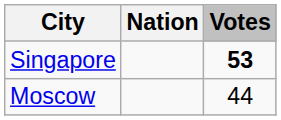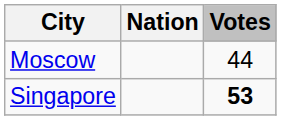rows swapped: (63, 59) <-> (53, 96)
